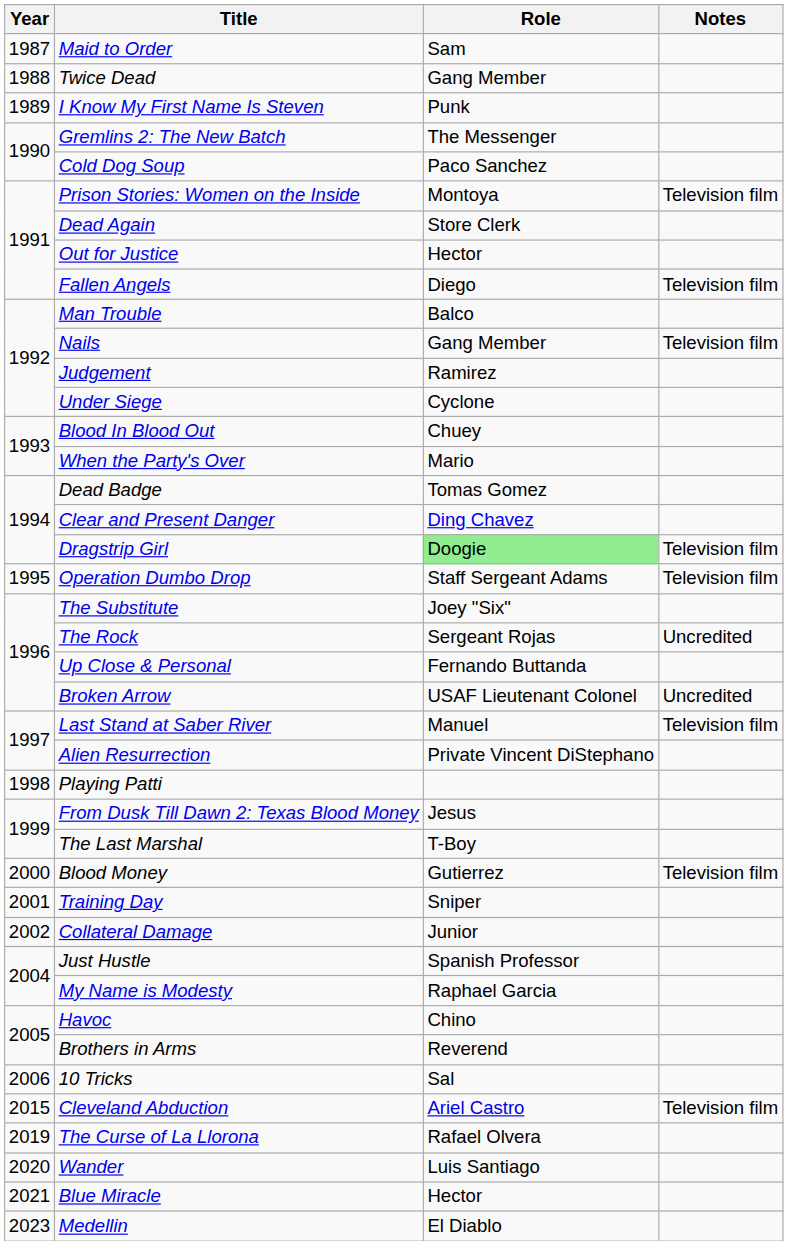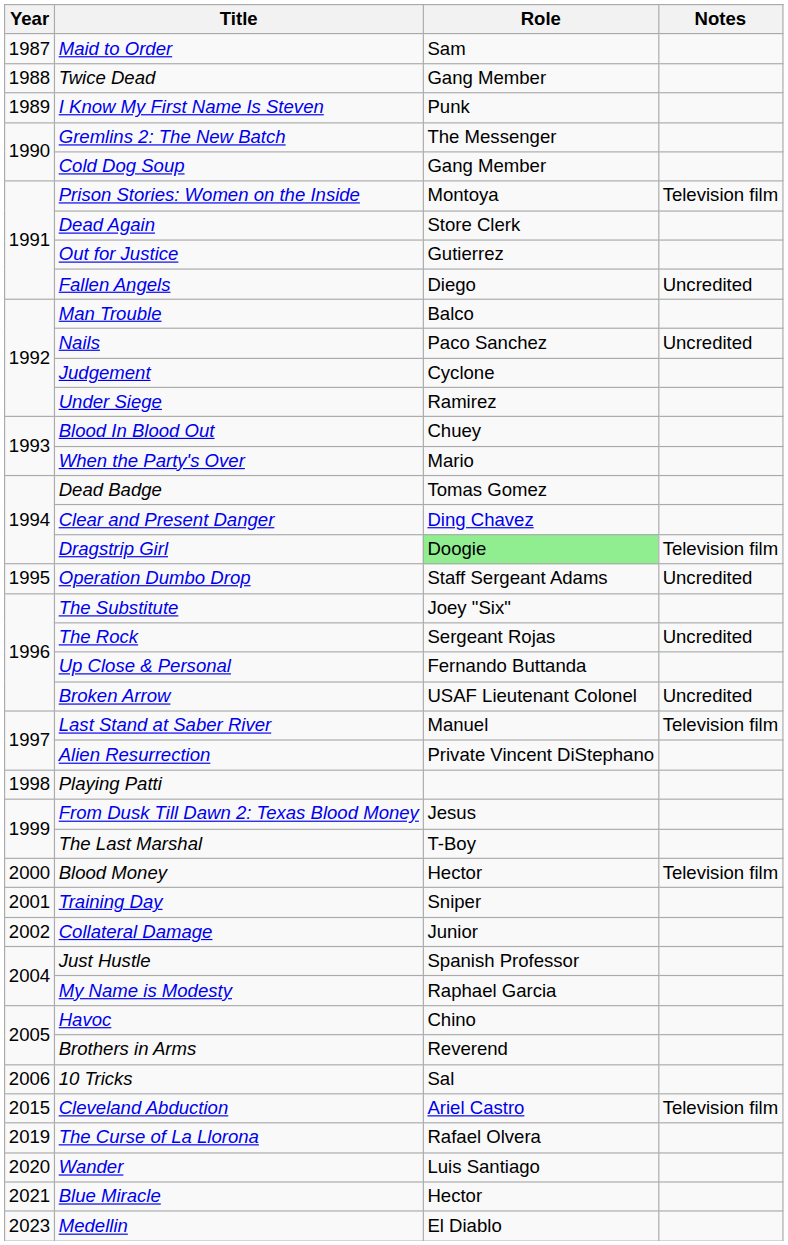(487, 166) Paco Sanchez -> (487, 166) Gang Member
(455, 254) Hector -> (466, 254) Gutierrez
(720, 284) Television film -> (708, 284) Uncredited
(487, 343) Gang Member -> (487, 343) Paco Sanchez
(720, 343) Television film -> (708, 343) Uncredited
(462, 372) Ramirez -> (461, 372) Cyclone
(461, 401) Cyclone -> (462, 401) Ramirez
(720, 578) Television film -> (708, 578) Uncredited
(466, 872) Gutierrez -> (455, 872) Hector
